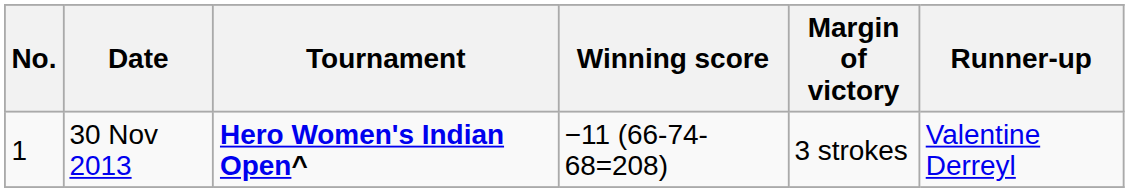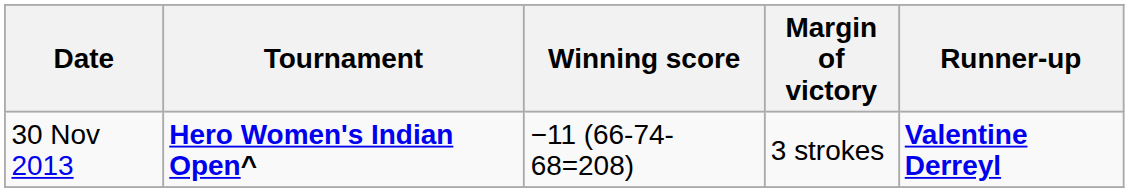- column: (34, 59)
(983, 150) normal -> (966, 150) bold
